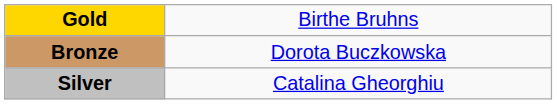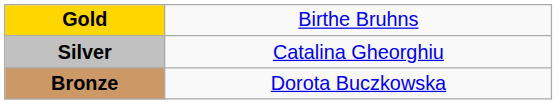rows swapped: (85, 83) <-> (85, 51)
